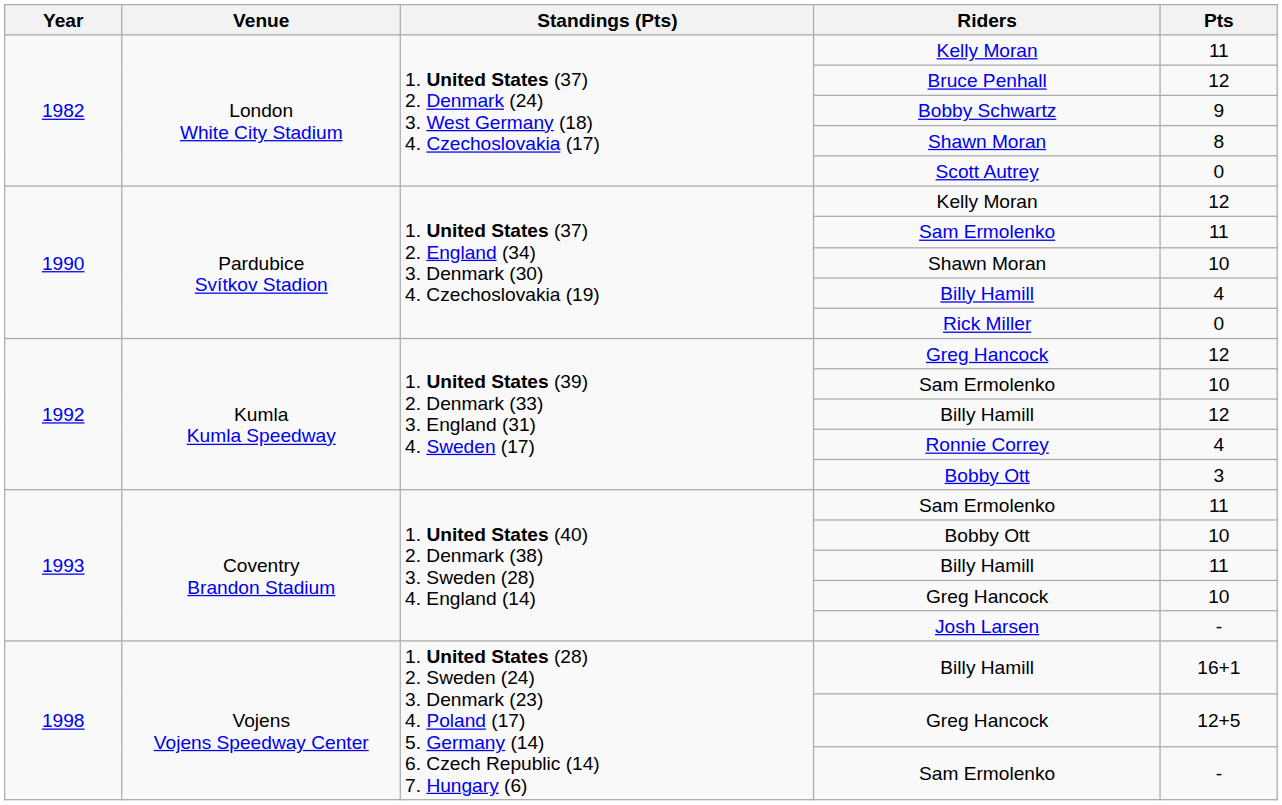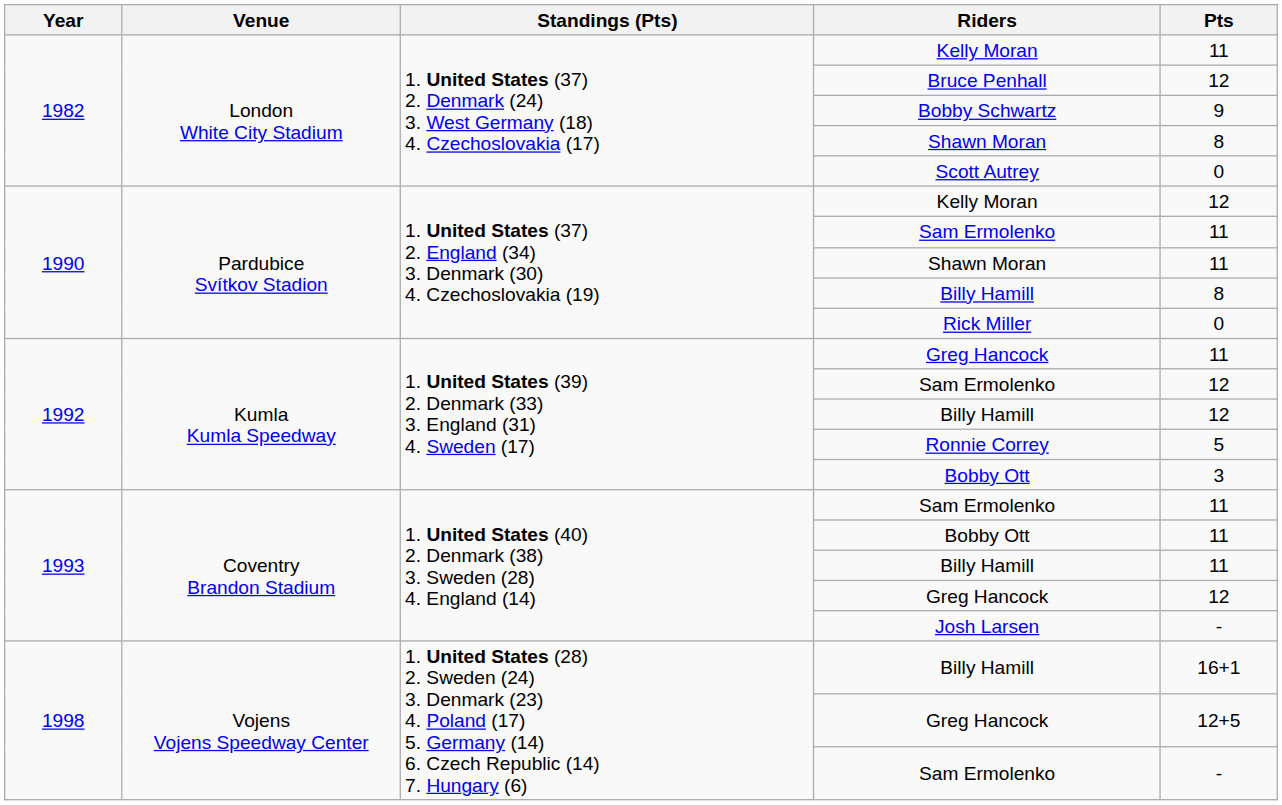(1219, 263) 10 -> (1219, 263) 11
(1219, 293) 4 -> (1219, 293) 8
(1219, 353) 12 -> (1219, 353) 11
(1219, 384) 10 -> (1219, 384) 12
(1219, 444) 4 -> (1219, 444) 5
(1219, 535) 10 -> (1219, 535) 11
(1219, 596) 10 -> (1219, 596) 12
